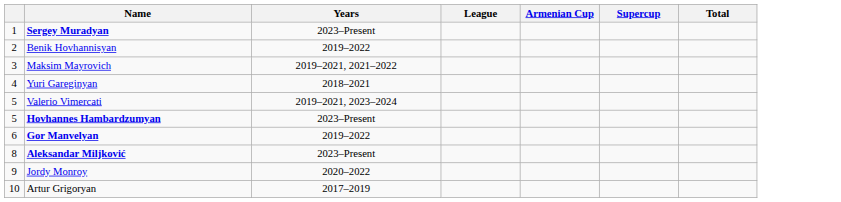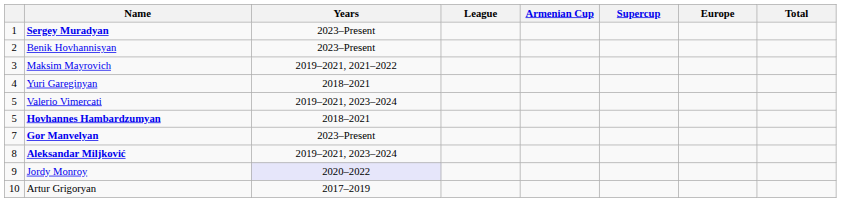+ column: (718, 13)
(346, 48) 2019–2022 -> (346, 48) 2023–Present
(346, 119) 2023–Present -> (346, 119) 2018–2021
(14, 136) 6 -> (14, 136) 7
(346, 136) 2019–2022 -> (346, 136) 2023–Present
(346, 154) 2023–Present -> (346, 154) 2019–2021, 2023–2024
(346, 171) no background -> (346, 171) lavender background
